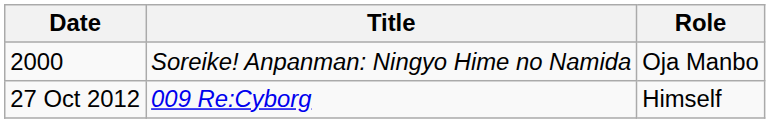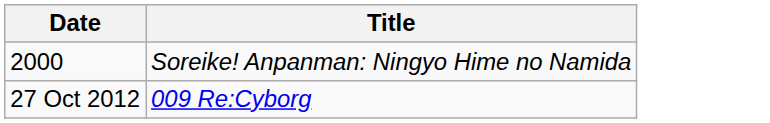- column: (701, 23)
